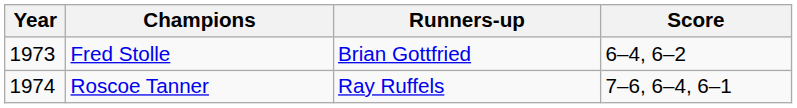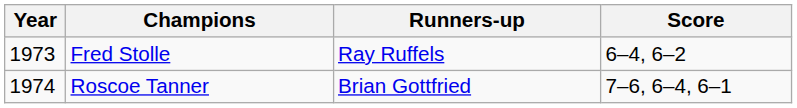(405, 53) Brian Gottfried -> (391, 53) Ray Ruffels
(391, 86) Ray Ruffels -> (405, 86) Brian Gottfried
